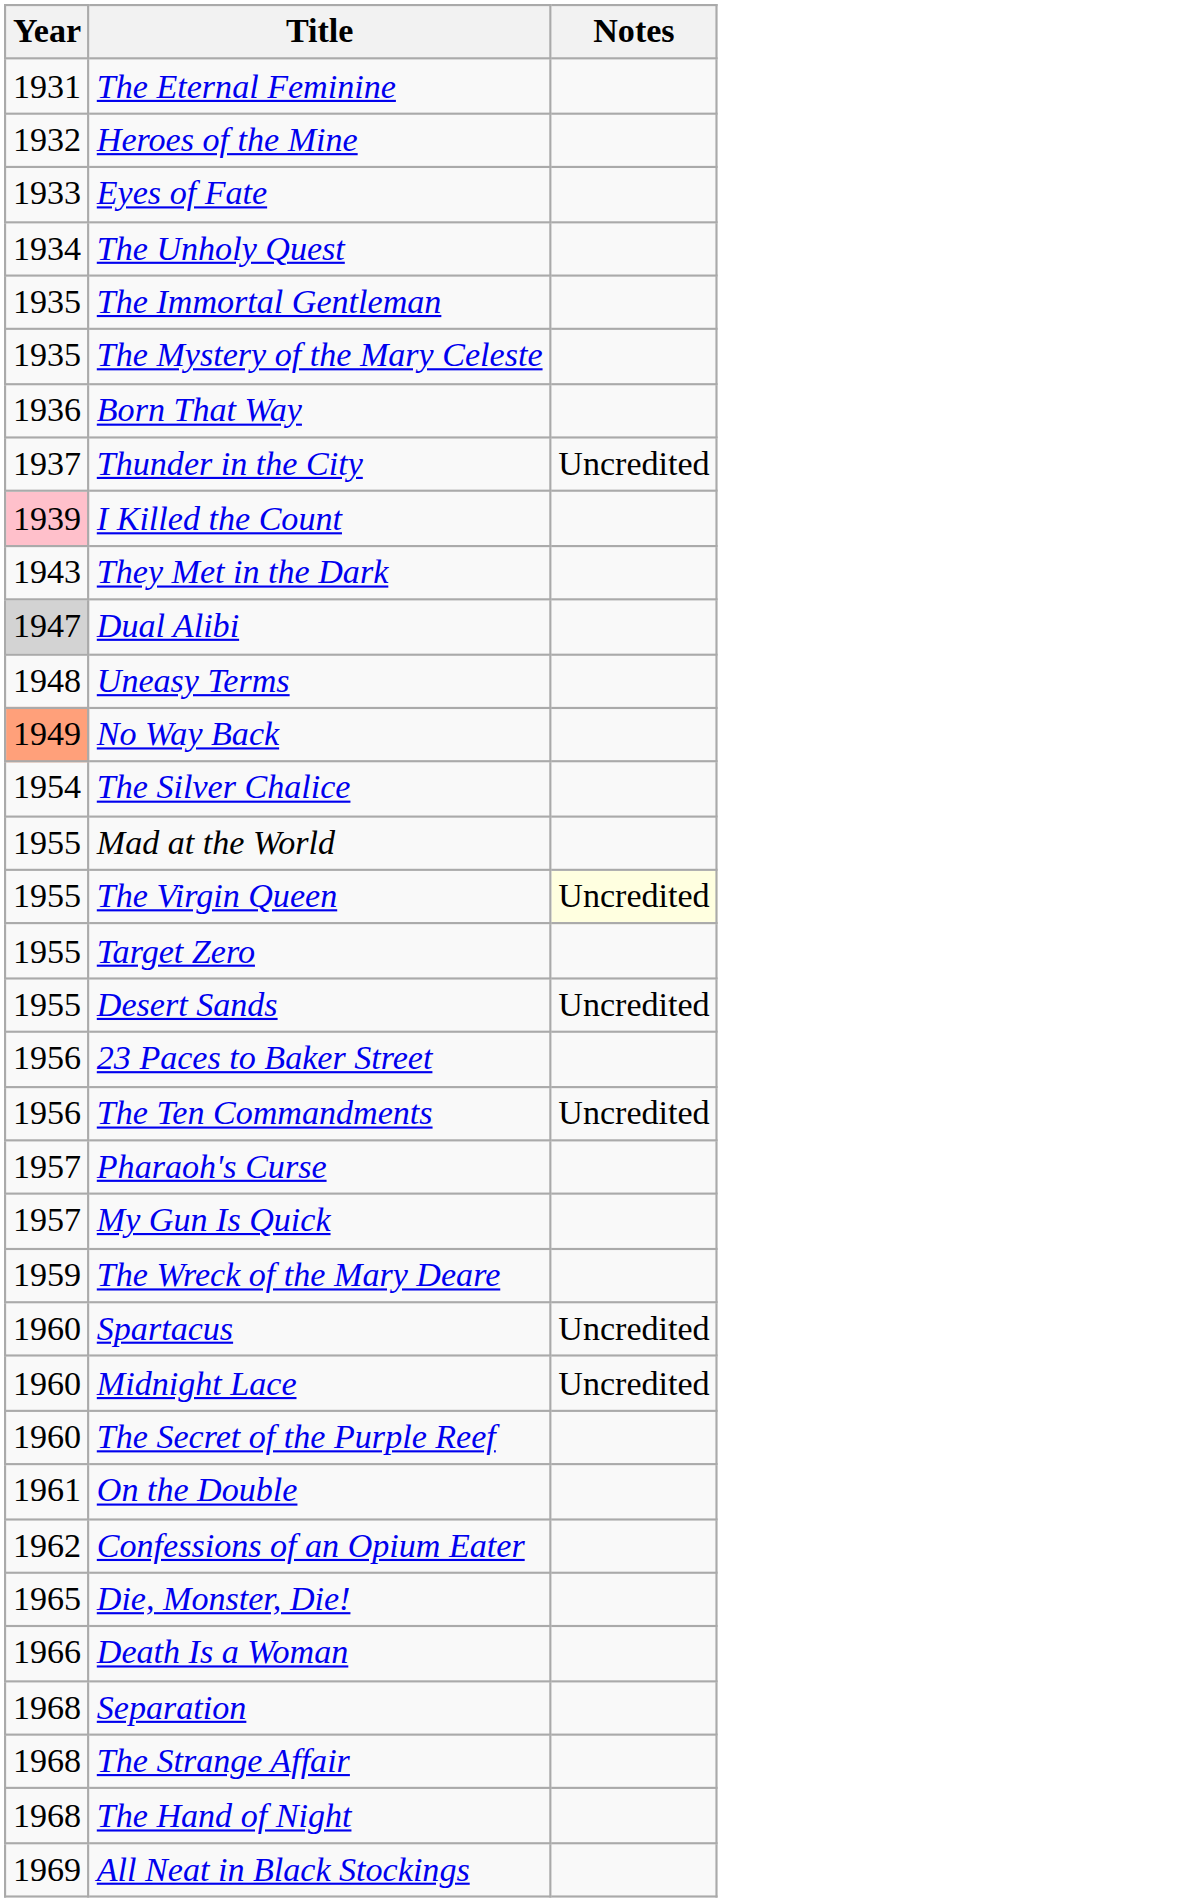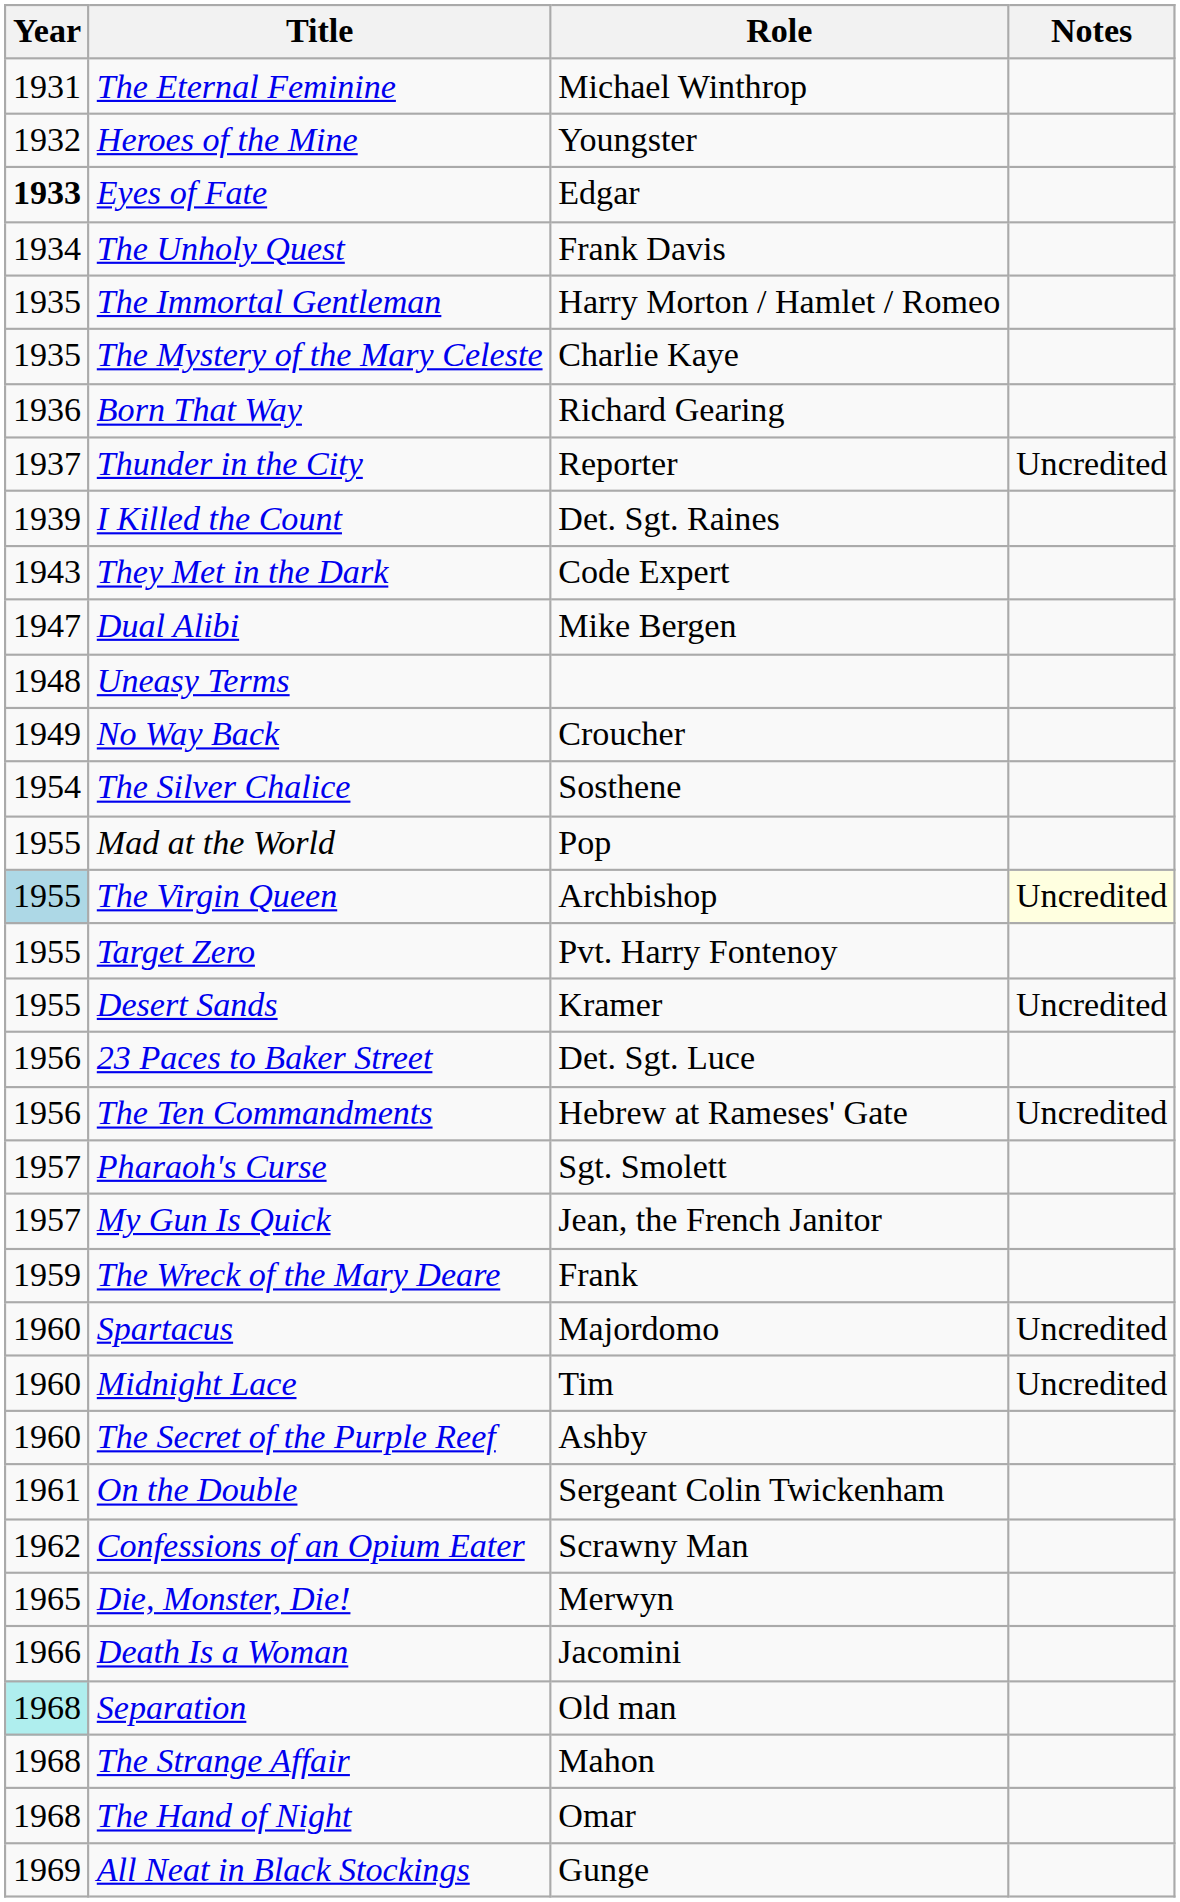+ column: (779, 31)
(47, 193) normal -> (47, 193) bold
(47, 517) pink background -> (47, 517) no background
(47, 626) lightgrey background -> (47, 626) no background
(47, 734) lightsalmon background -> (47, 734) no background
(47, 896) no background -> (47, 896) lightblue background
(47, 1707) no background -> (47, 1707) paleturquoise background
